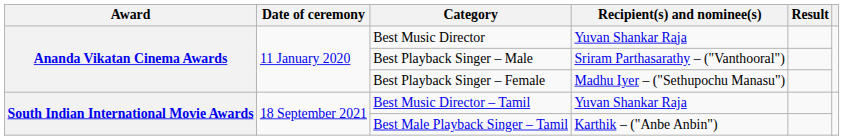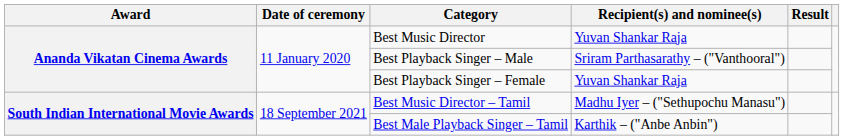(680, 80) Madhu Iyer – ("Sethupochu Manasu") -> (631, 80) Yuvan Shankar Raja
(631, 102) Yuvan Shankar Raja -> (680, 102) Madhu Iyer – ("Sethupochu Manasu")
